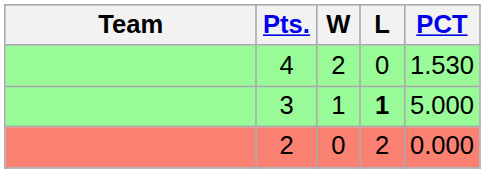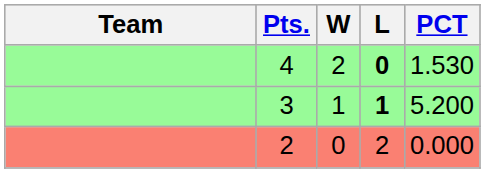(382, 65) normal -> (382, 65) bold
(442, 106) 5.000 -> (442, 106) 5.200
